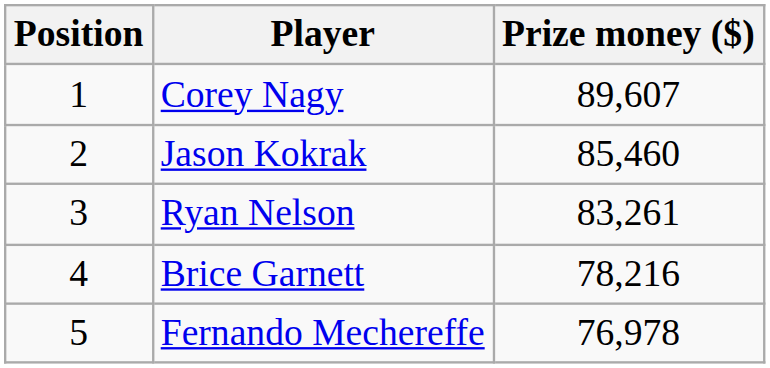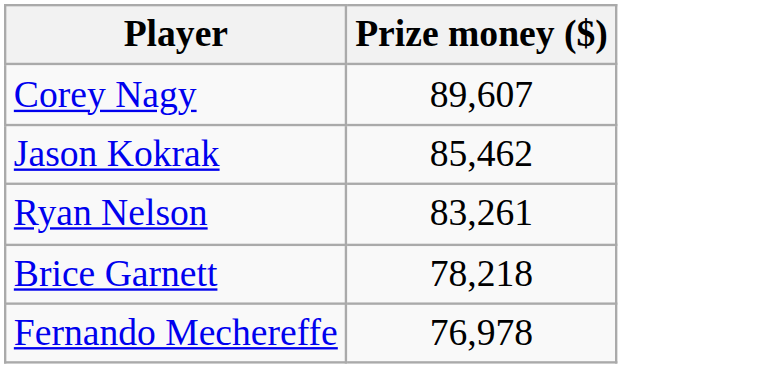- column: (79, 34)
(628, 153) 85,460 -> (481, 153) 85,462
(628, 272) 78,216 -> (481, 272) 78,218
